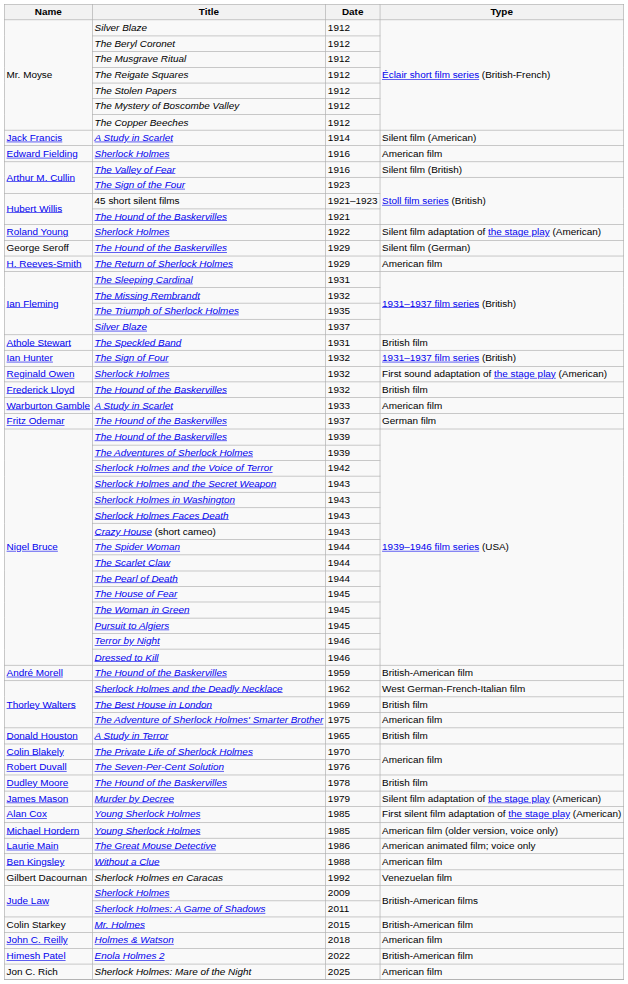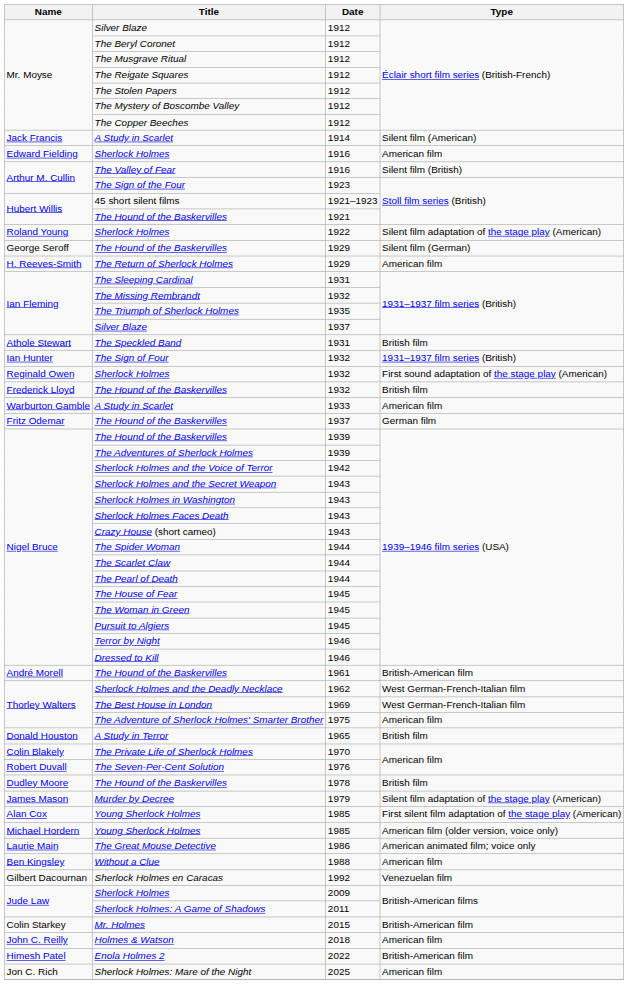(339, 673) 1959 -> (339, 673) 1961
(405, 704) British film -> (454, 704) West German-French-Italian film
